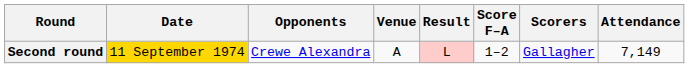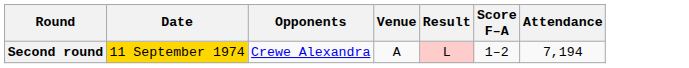- column: (559, 23)
(641, 52) 7,149 -> (563, 52) 7,194
